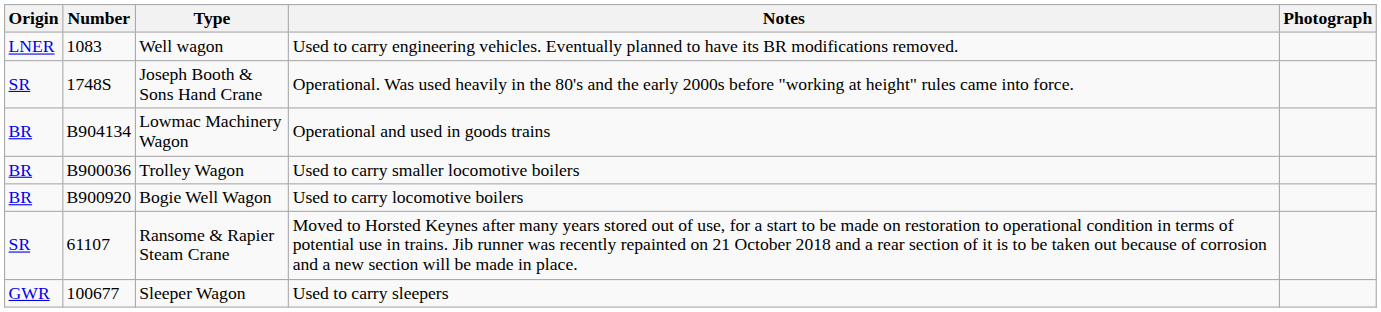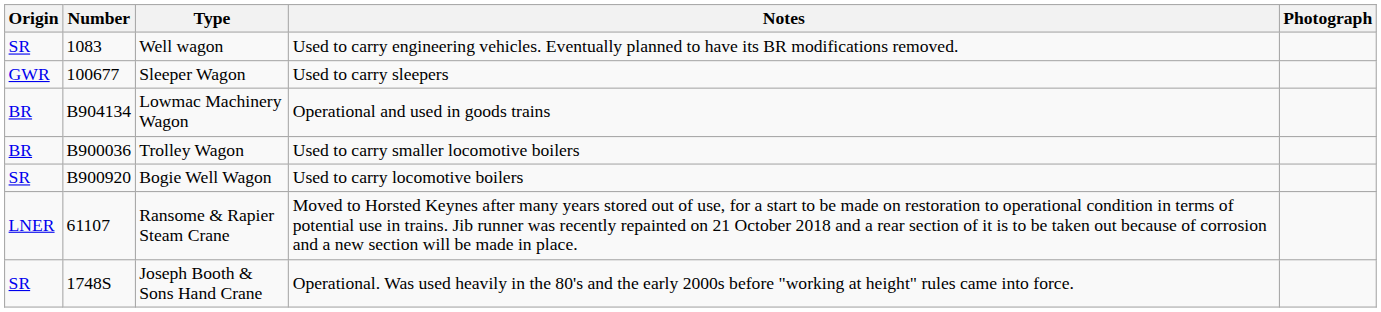(32, 46) LNER -> (19, 46) SR
rows swapped: (192, 293) <-> (201, 84)
(20, 197) BR -> (19, 177) SR
(19, 245) SR -> (32, 225) LNER
